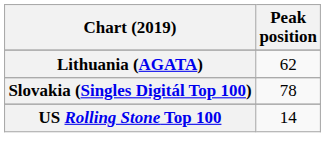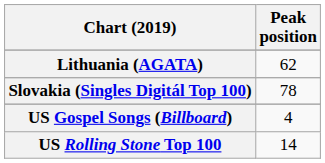+ row: (130, 117)
